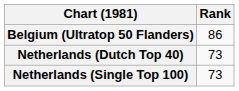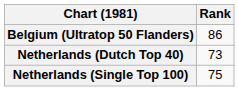(215, 75) 73 -> (215, 75) 75
